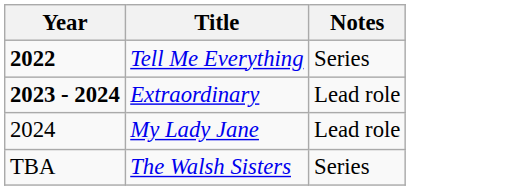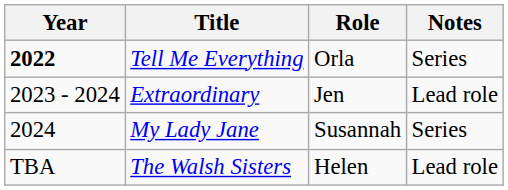+ column: (358, 22)
(65, 94) bold -> (65, 94) normal
(357, 130) Lead role -> (439, 130) Series
(342, 166) Series -> (455, 166) Lead role
